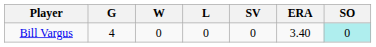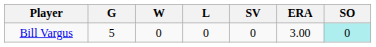(112, 32) 4 -> (112, 32) 5
(300, 32) 3.40 -> (300, 32) 3.00
